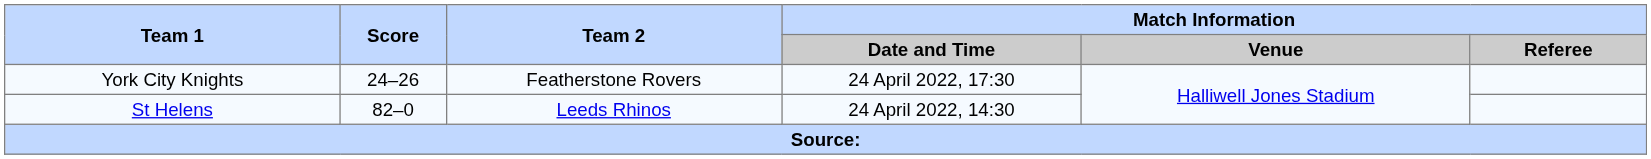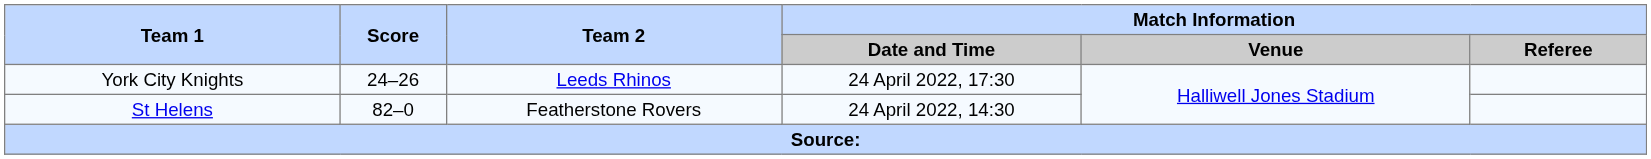(614, 79) Featherstone Rovers -> (614, 79) Leeds Rhinos
(614, 109) Leeds Rhinos -> (614, 109) Featherstone Rovers
